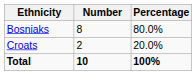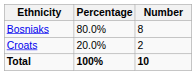columns swapped: (103, 12) <-> (161, 12)
